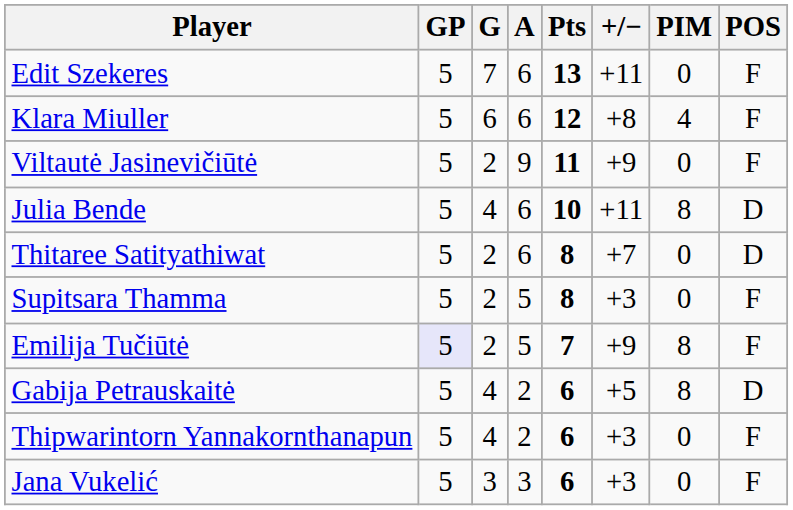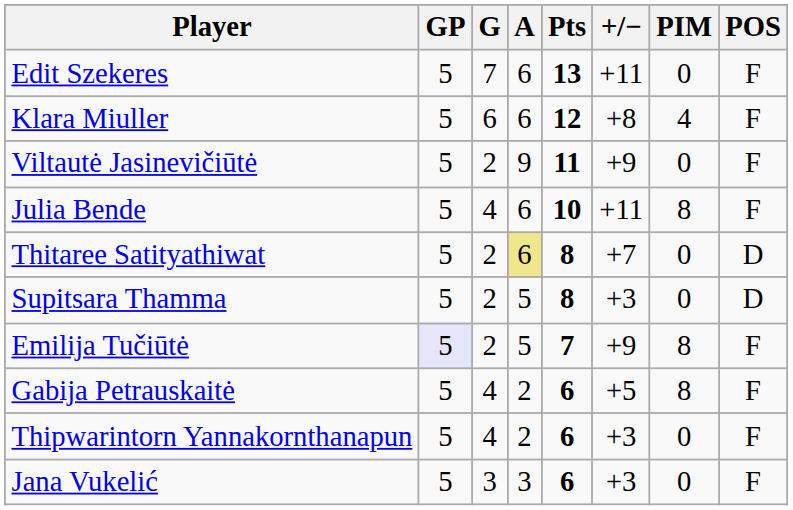(753, 208) D -> (753, 208) F
(524, 254) no background -> (524, 254) khaki background
(753, 299) F -> (753, 299) D
(753, 390) D -> (753, 390) F
